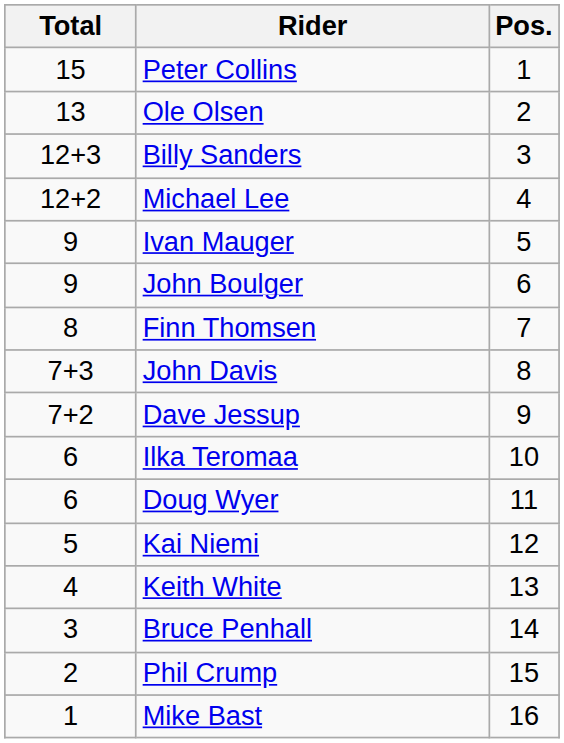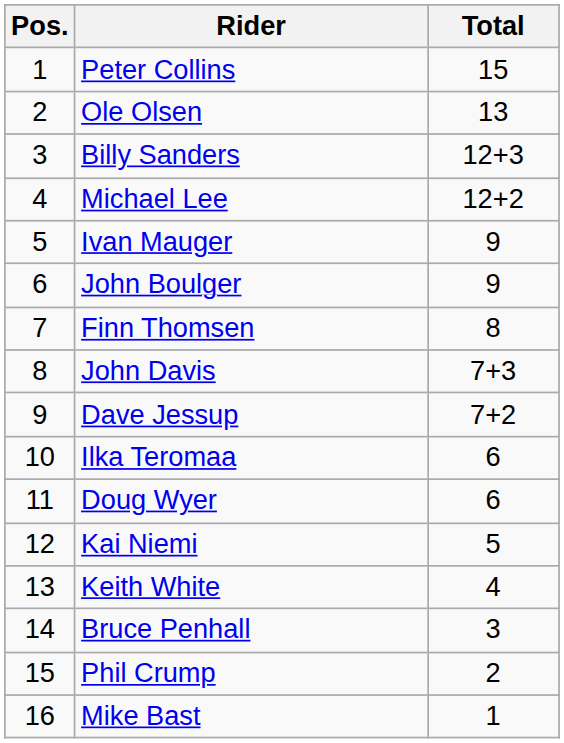columns swapped: (524, 26) <-> (71, 26)
